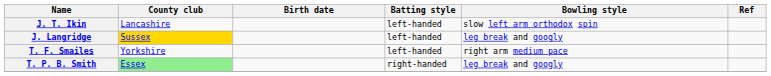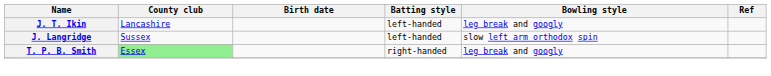(530, 25) slow left arm orthodox spin -> (513, 25) leg break and googly
(135, 38) gold background -> (135, 38) no background
(513, 38) leg break and googly -> (530, 38) slow left arm orthodox spin
- row: (61, 51)
